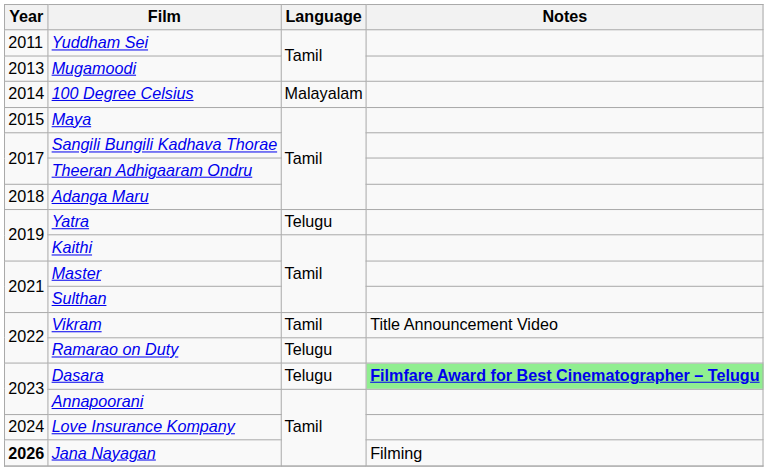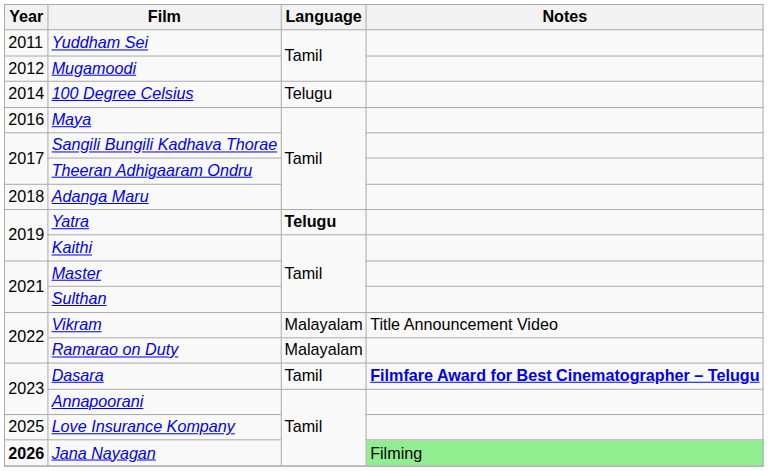(26, 68) 2013 -> (26, 68) 2012
(324, 94) Malayalam -> (308, 94) Telugu
(26, 119) 2015 -> (26, 119) 2016
(308, 222) normal -> (310, 222) bold
(303, 324) Tamil -> (324, 324) Malayalam
(308, 350) Telugu -> (324, 350) Malayalam
(308, 376) Telugu -> (303, 376) Tamil
(565, 376) lightgreen background -> (565, 376) no background
(26, 427) 2024 -> (26, 427) 2025
(396, 453) no background -> (396, 453) lightgreen background
